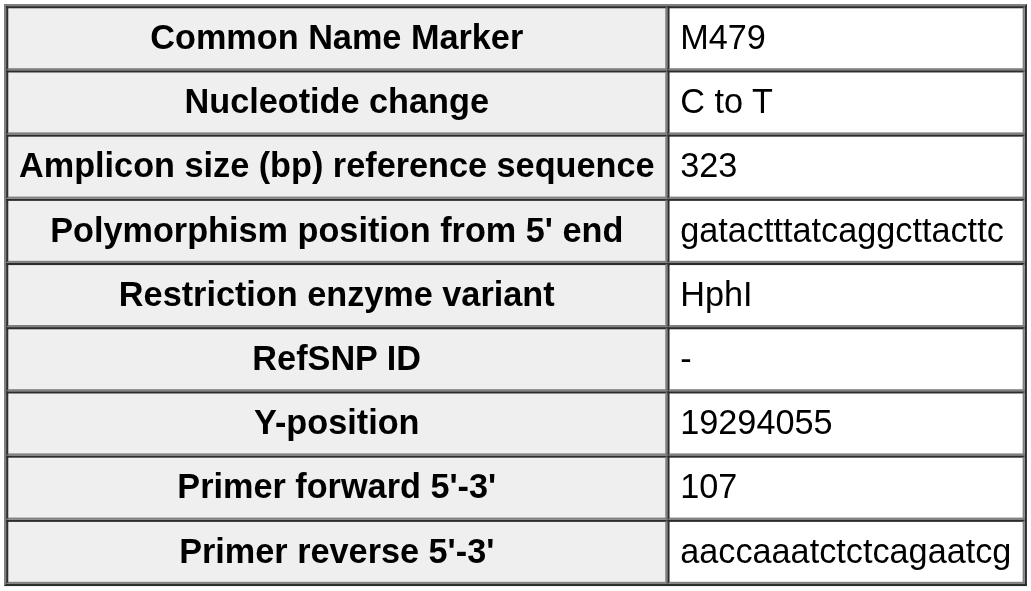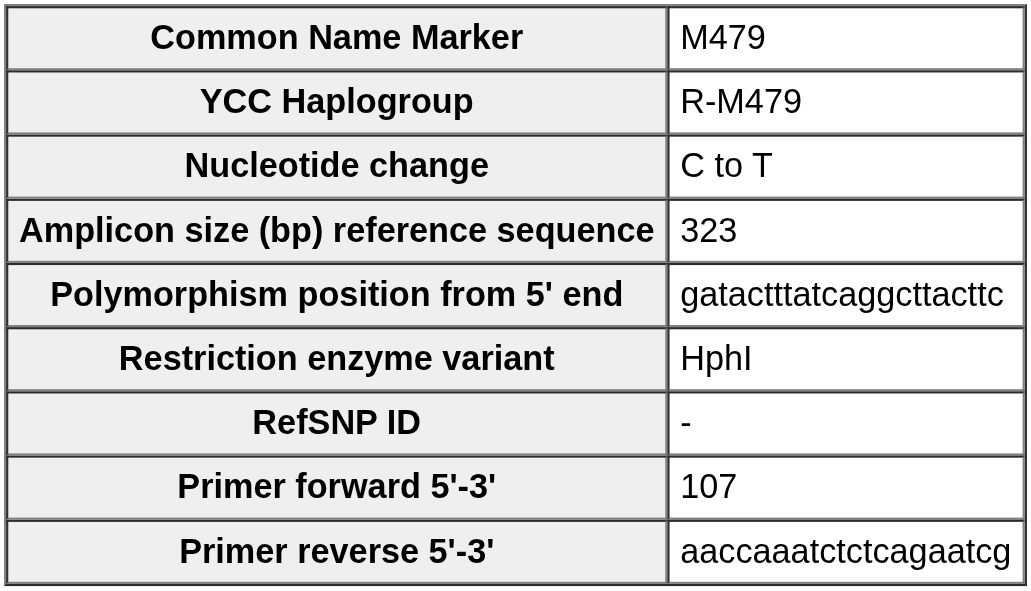+ row: (337, 101)
- row: (337, 422)
